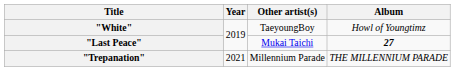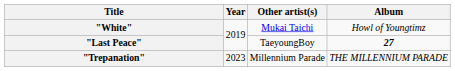(287, 27) TaeyoungBoy -> (287, 27) Mukai Taichi
(287, 43) Mukai Taichi -> (287, 43) TaeyoungBoy
(236, 58) 2021 -> (236, 58) 2023
